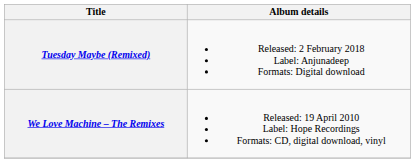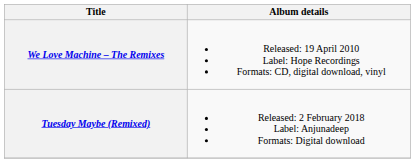rows swapped: (96, 123) <-> (96, 54)
